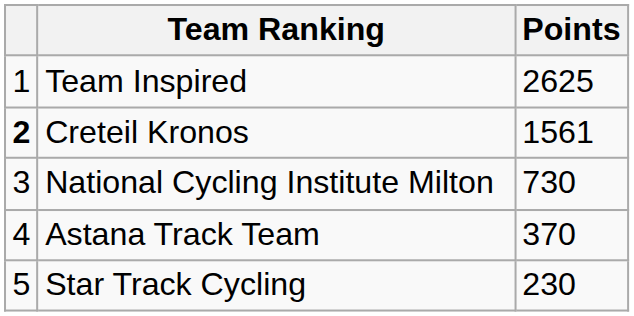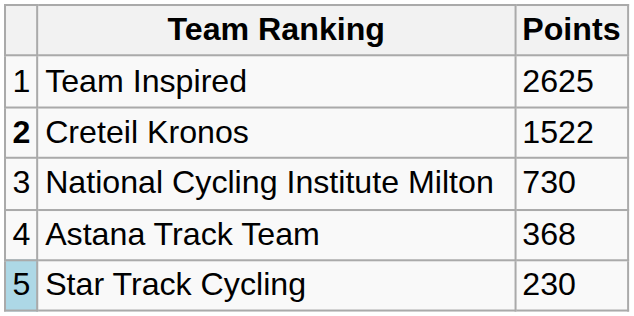(558, 132) 1561 -> (558, 132) 1522
(549, 234) 370 -> (549, 234) 368
(21, 285) no background -> (21, 285) lightblue background
